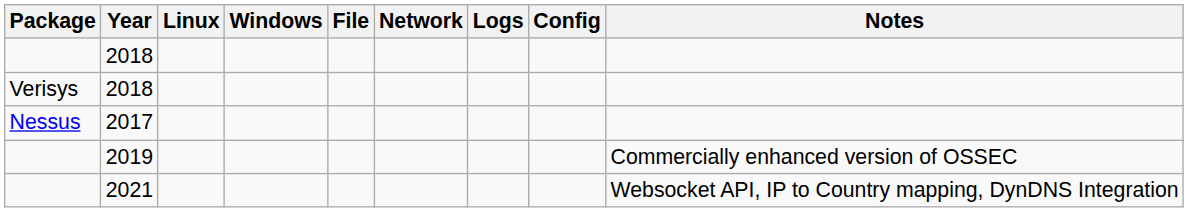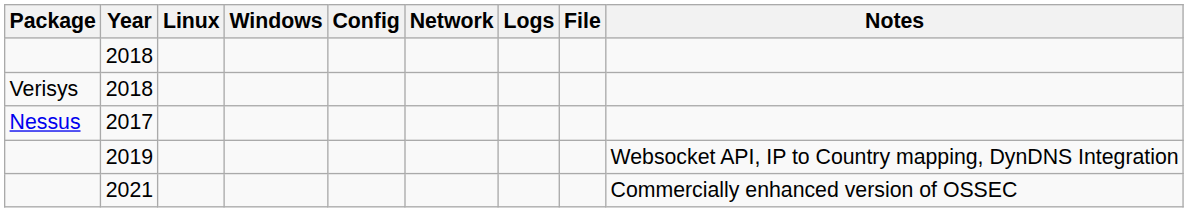columns swapped: (351, 21) <-> (567, 21)
(814, 156) Commercially enhanced version of OSSEC -> (895, 156) Websocket API, IP to Country mapping, DynDNS Integration
(895, 190) Websocket API, IP to Country mapping, DynDNS Integration -> (814, 190) Commercially enhanced version of OSSEC
